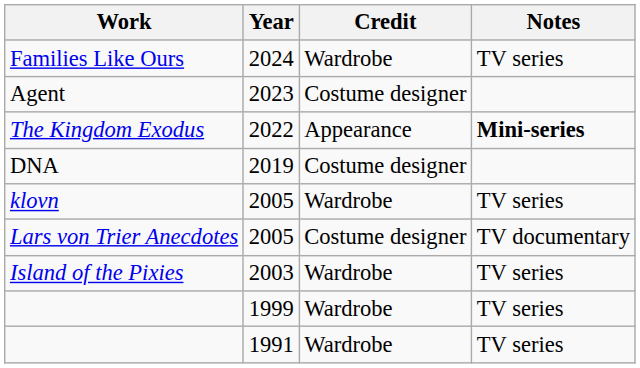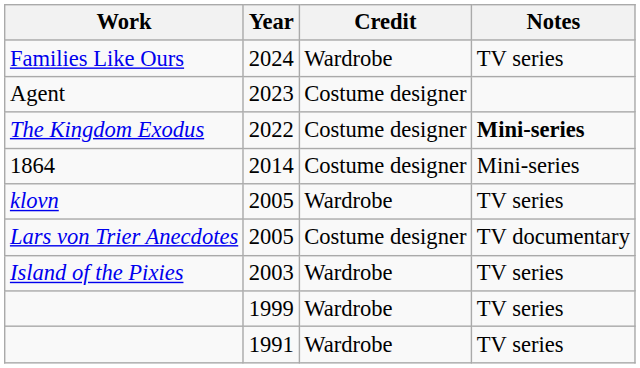(358, 129) Appearance -> (385, 129) Costume designer
- row: (34, 165)
+ row: (32, 165)
